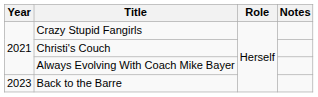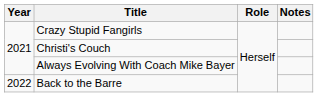(19, 83) 2023 -> (19, 83) 2022
